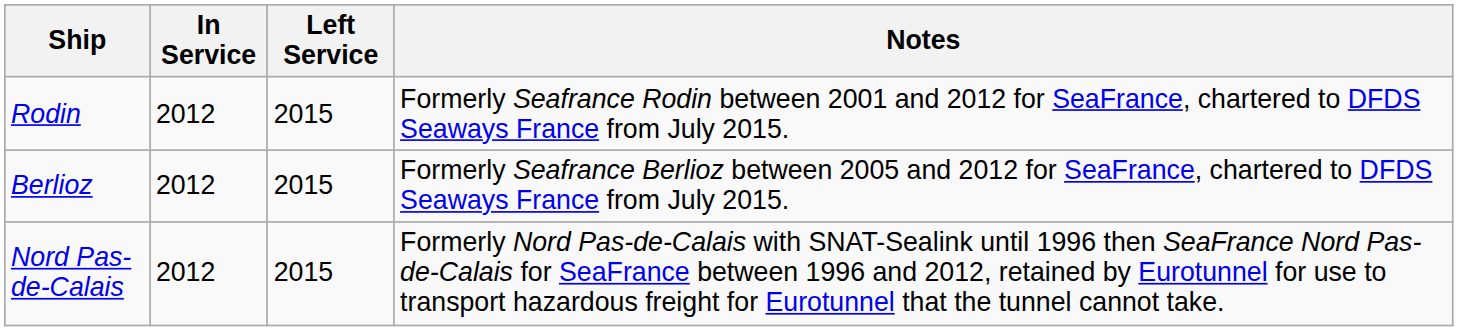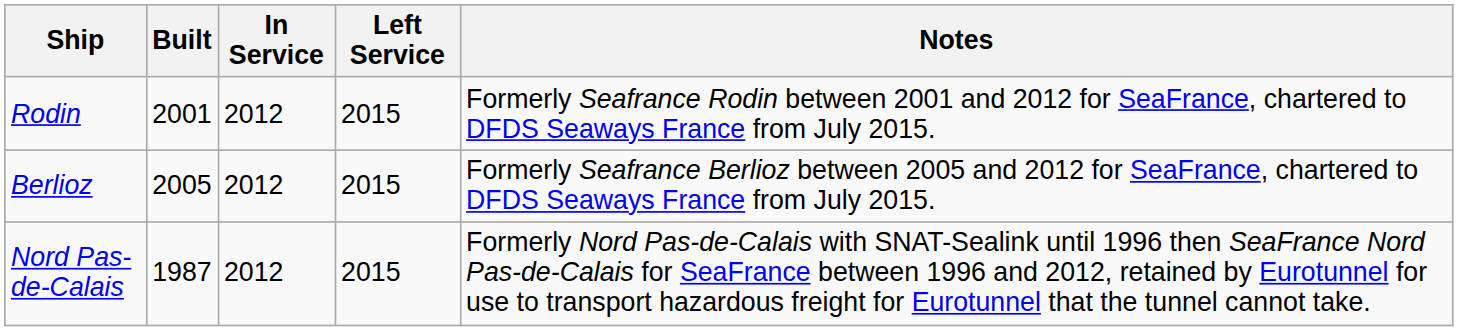+ column: (182, 40)
